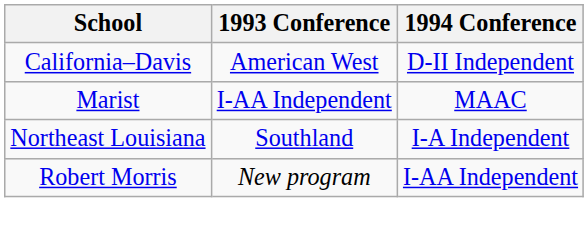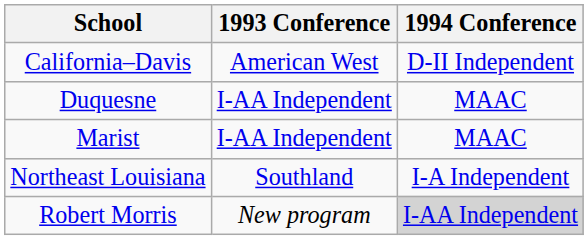+ row: (108, 100)
(491, 176) no background -> (491, 215) lightgrey background
